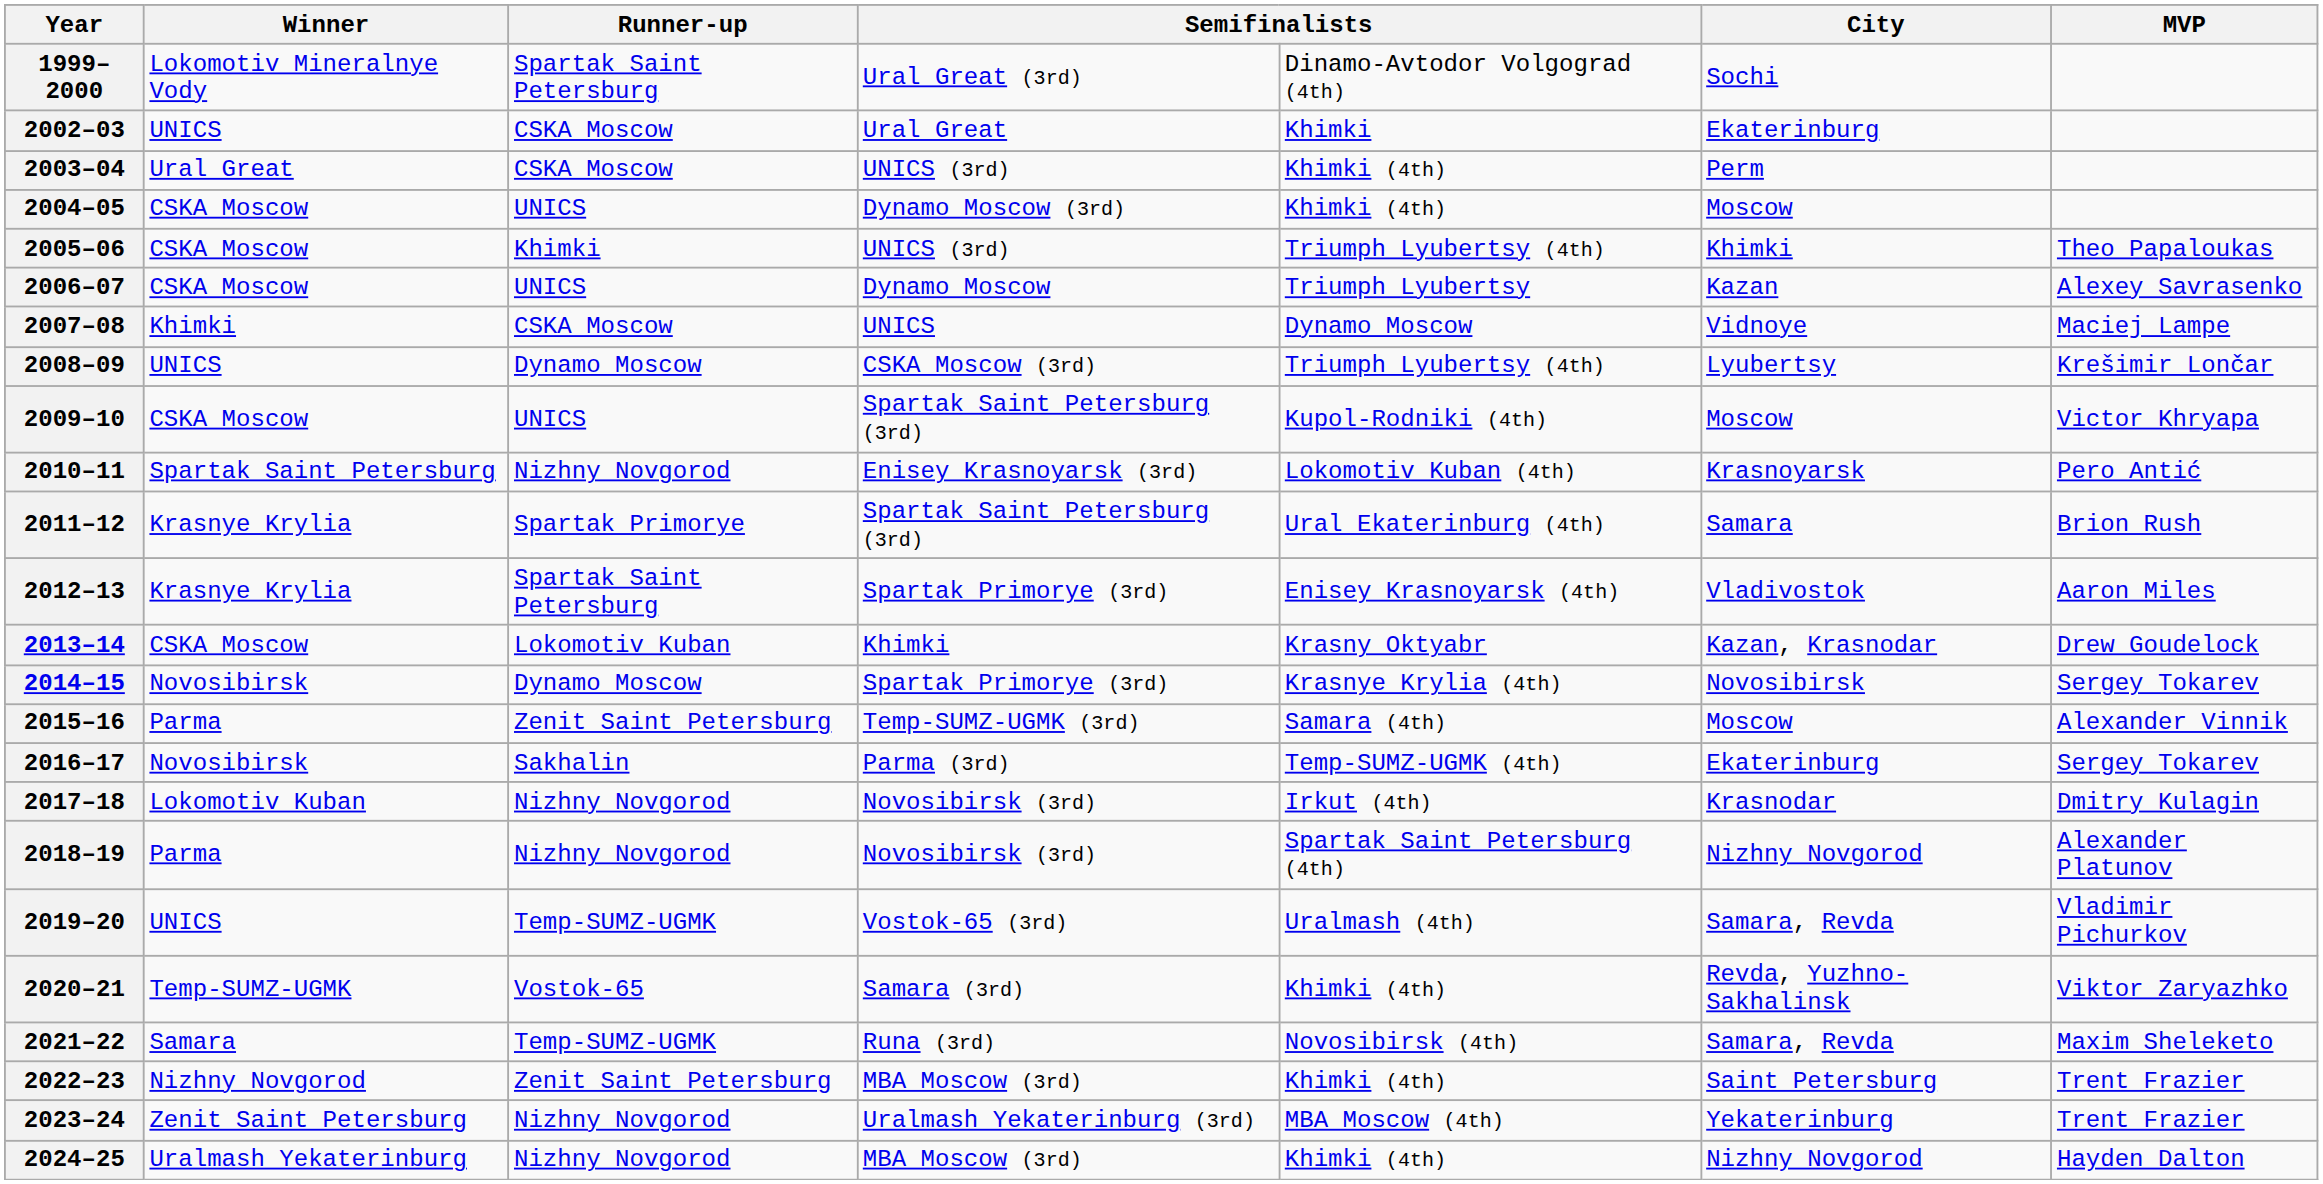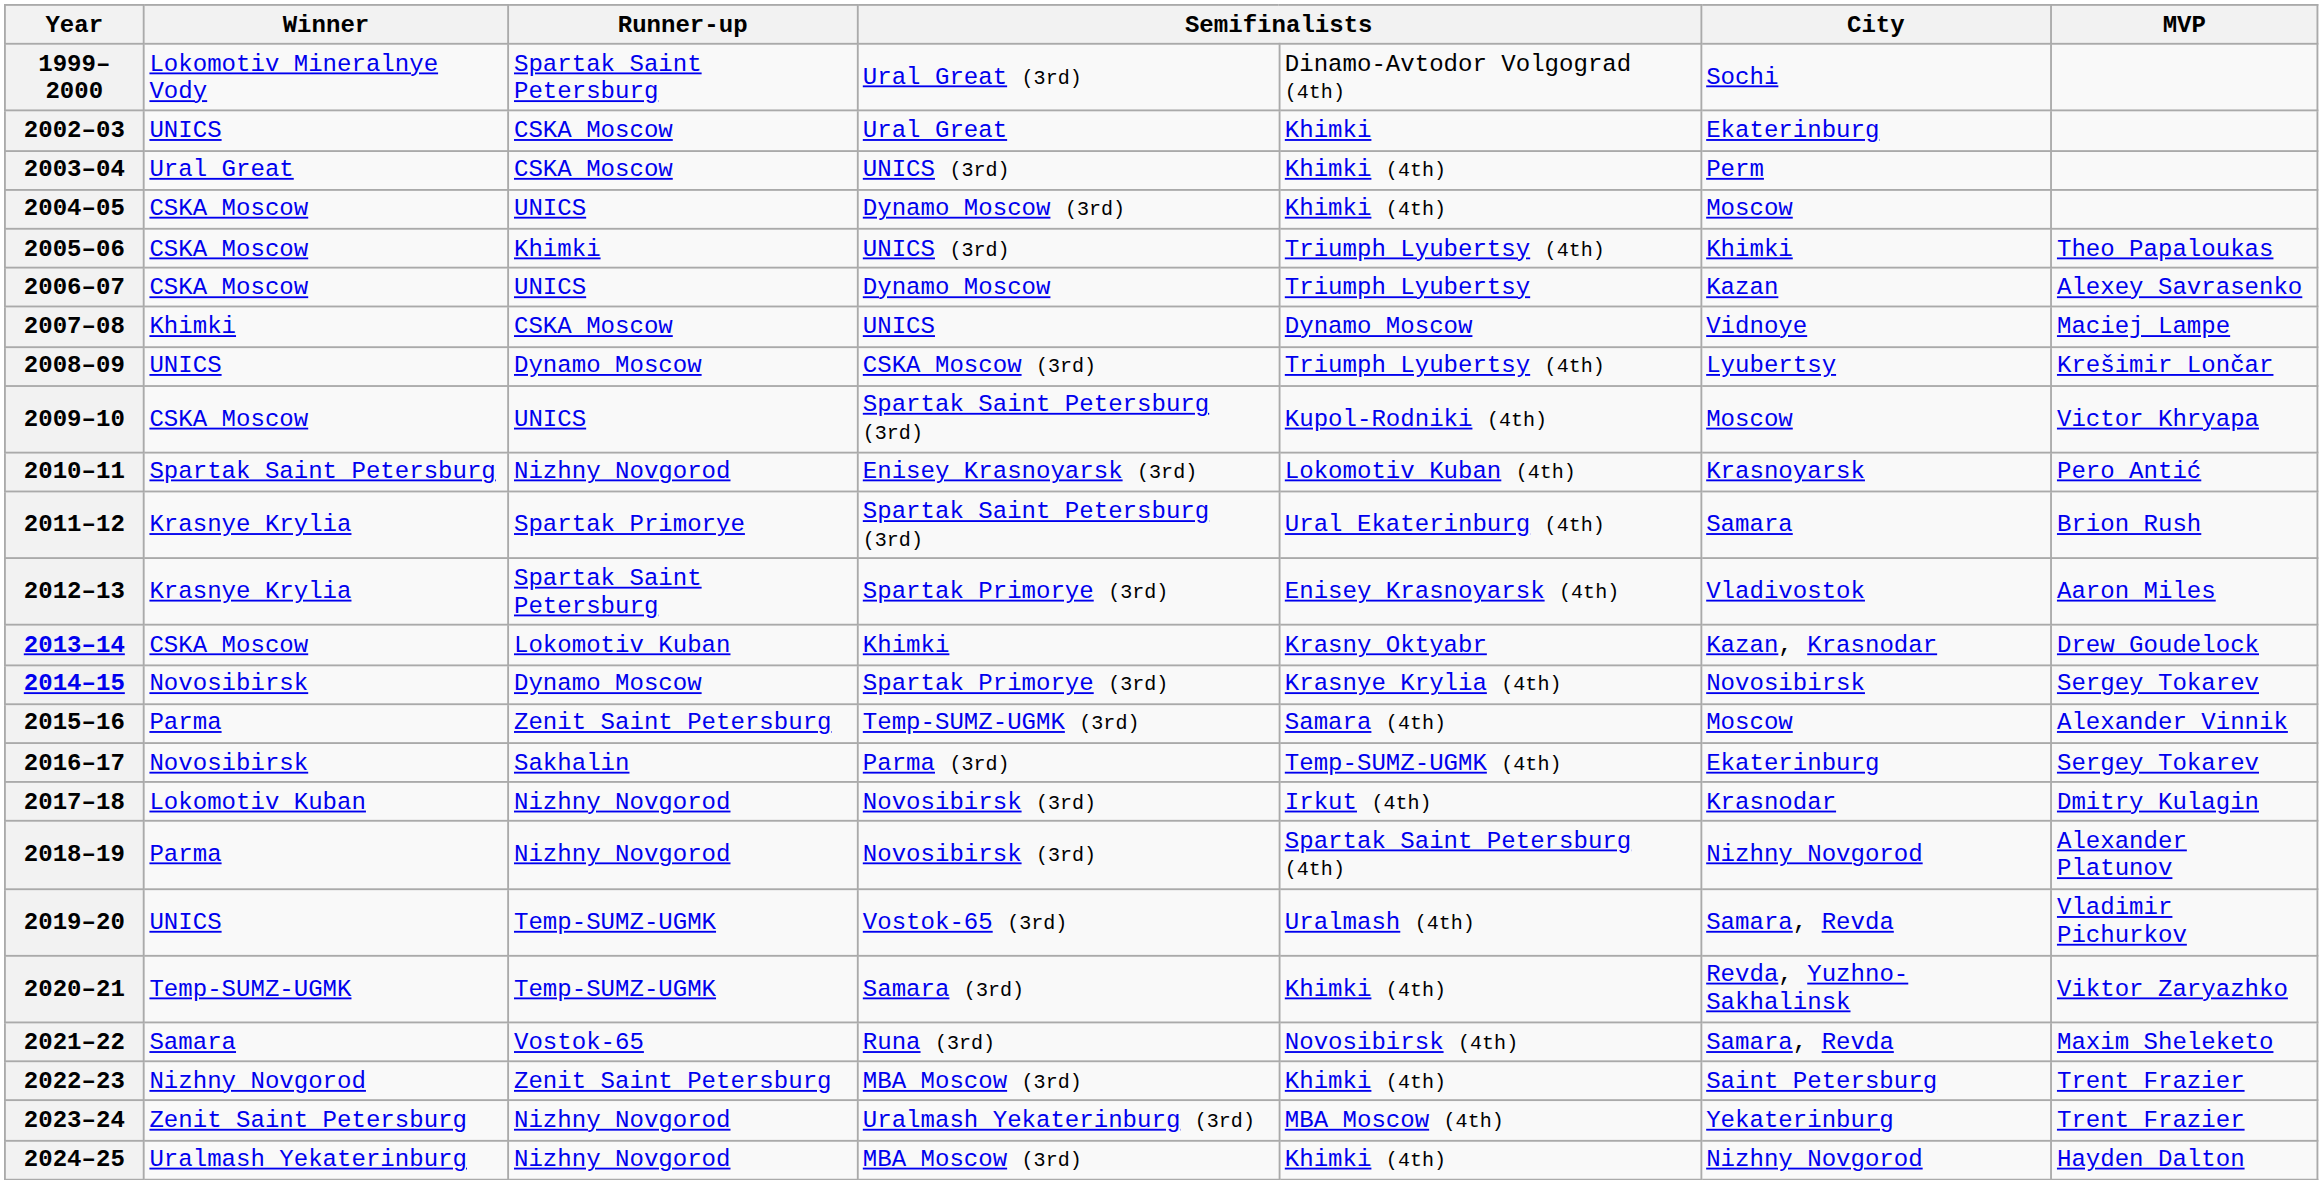(579, 989) Vostok-65 -> (615, 989) Temp-SUMZ-UGMK
(615, 1042) Temp-SUMZ-UGMK -> (579, 1042) Vostok-65
